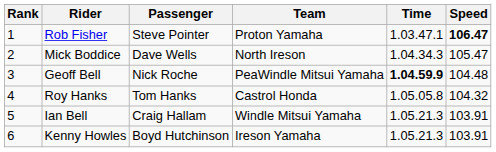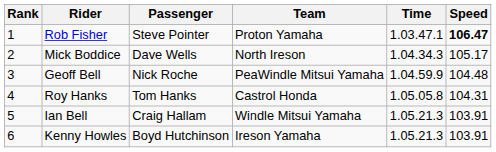(469, 55) 105.47 -> (469, 55) 105.17
(416, 75) bold -> (416, 75) normal
(469, 95) 104.32 -> (469, 95) 104.31
